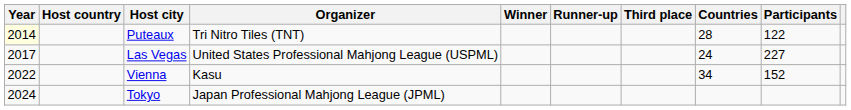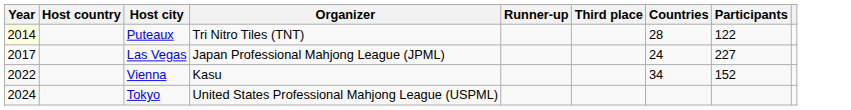- column: (526, 14)
(345, 54) United States Professional Mahjong League (USPML) -> (319, 54) Japan Professional Mahjong League (JPML)
(319, 95) Japan Professional Mahjong League (JPML) -> (345, 95) United States Professional Mahjong League (USPML)
